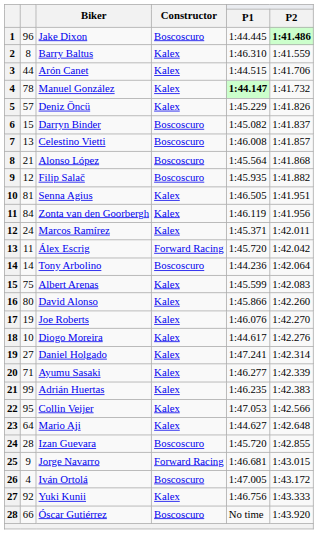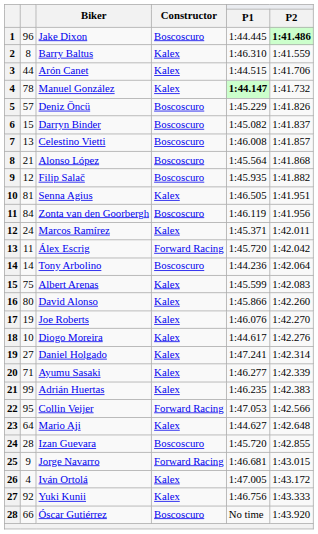(167, 106) Kalex -> (179, 106) Boscoscuro
(167, 213) Kalex -> (179, 213) Boscoscuro
(167, 408) Kalex -> (189, 408) Forward Racing
(179, 478) Boscoscuro -> (167, 478) Kalex
